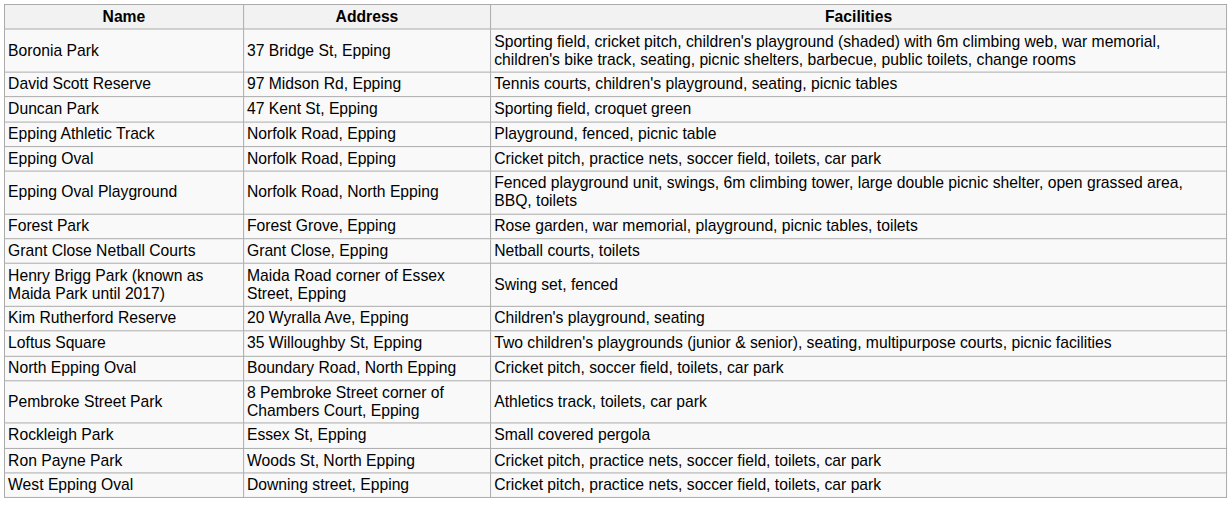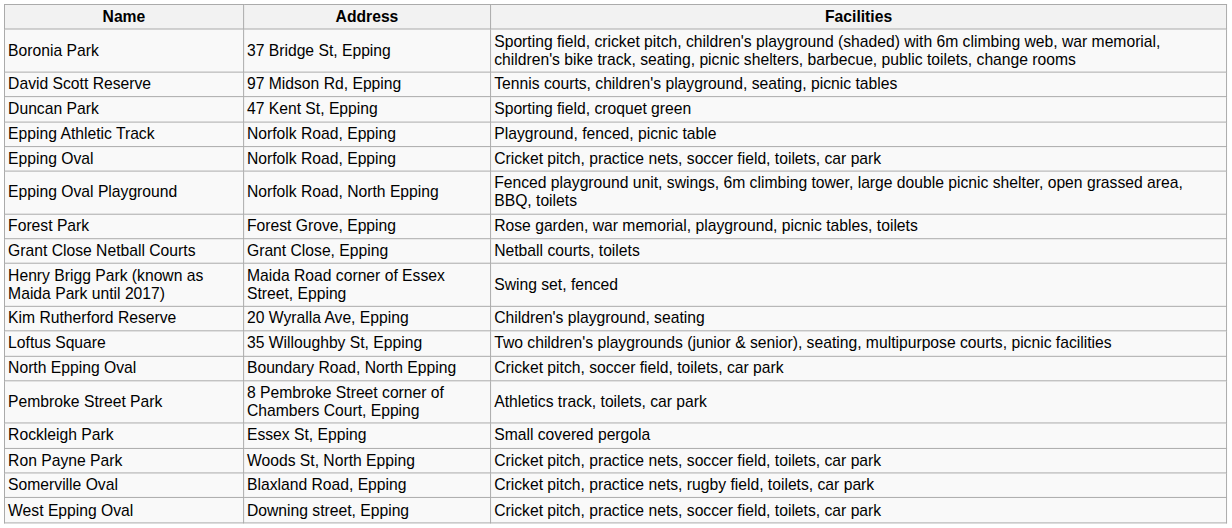+ row: (63, 485)
